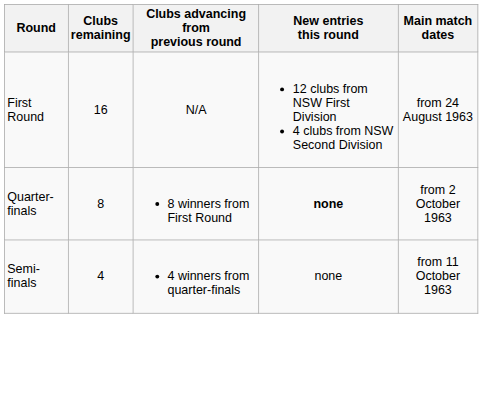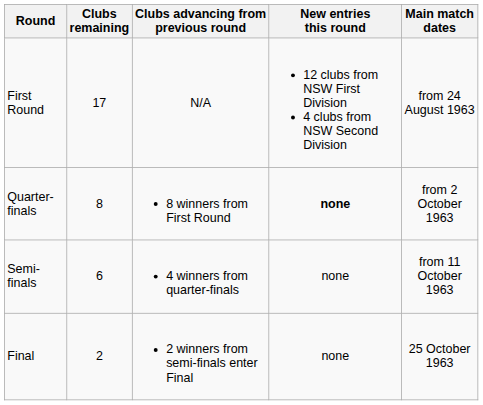(101, 109) 16 -> (99, 102) 17
(101, 276) 4 -> (99, 276) 6
+ row: (21, 356)
